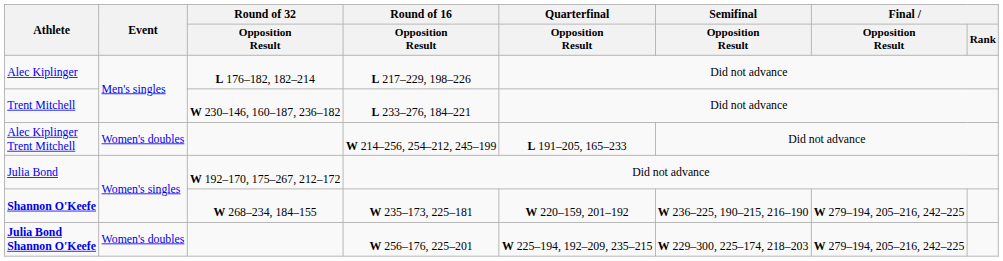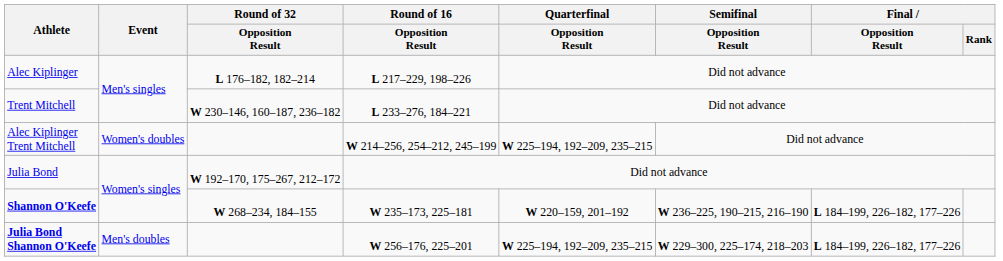(577, 146) L 191–205, 165–233 -> (577, 146) W 225–194, 192–209, 235–215
(889, 213) W 279–194, 205–216, 242–225 -> (887, 213) L 184–199, 226–182, 177–226
(143, 239) Women's doubles -> (136, 239) Men's doubles
(889, 246) W 279–194, 205–216, 242–225 -> (887, 246) L 184–199, 226–182, 177–226
